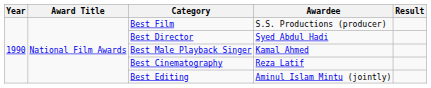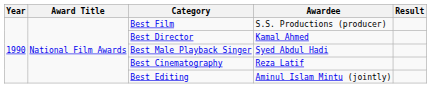(292, 37) Syed Abdul Hadi -> (282, 37) Kamal Ahmed
(282, 50) Kamal Ahmed -> (292, 50) Syed Abdul Hadi
